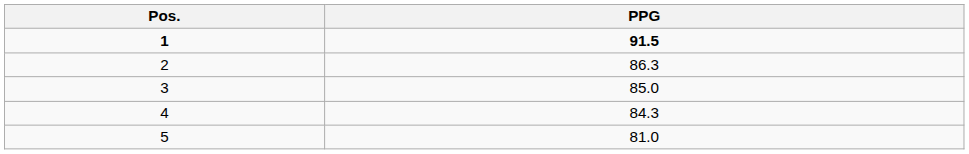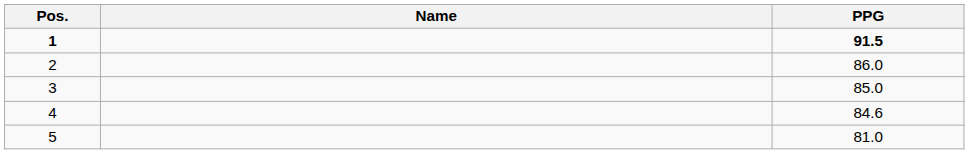+ column: (436, 16)
(644, 64) 86.3 -> (868, 64) 86.0
(644, 112) 84.3 -> (868, 112) 84.6
